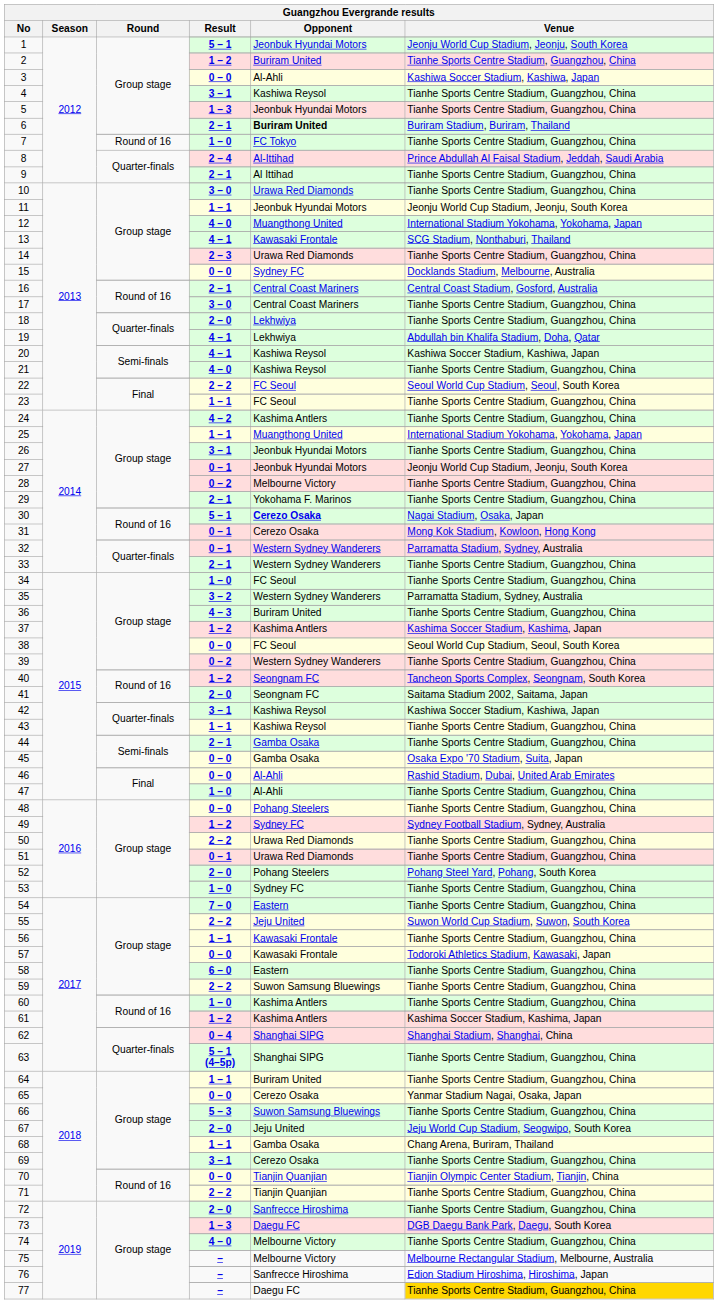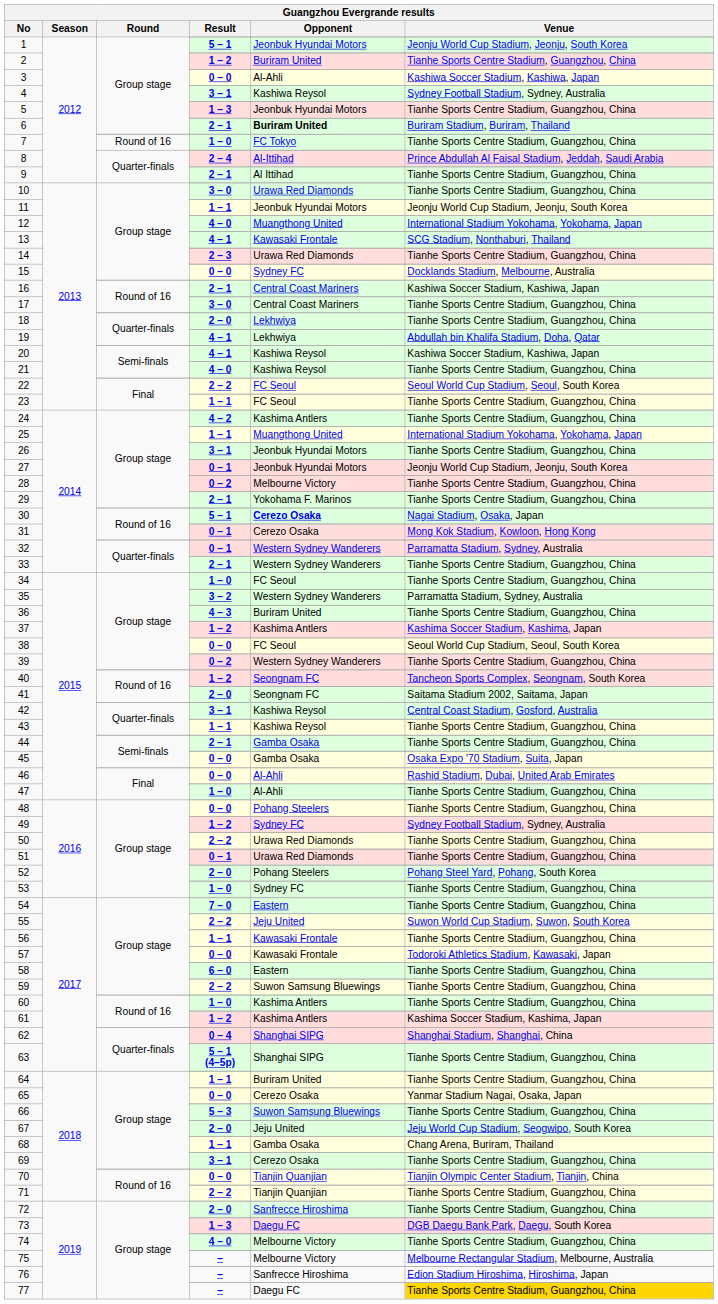(522, 93) Tianhe Sports Centre Stadium, Guangzhou, China -> (506, 93) Sydney Football Stadium, Sydney, Australia
(502, 288) Central Coast Stadium, Gosford, Australia -> (503, 288) Kashiwa Soccer Stadium, Kashiwa, Japan
(503, 710) Kashiwa Soccer Stadium, Kashiwa, Japan -> (502, 710) Central Coast Stadium, Gosford, Australia
